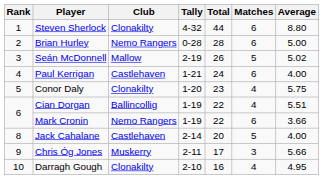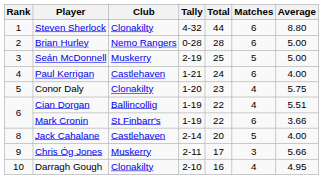(126, 58) Mallow -> (131, 58) Muskerry
(218, 58) 26 -> (218, 58) 25
(297, 58) 5.02 -> (297, 58) 5.00
(144, 120) Nemo Rangers -> (136, 120) St Finbarr's
